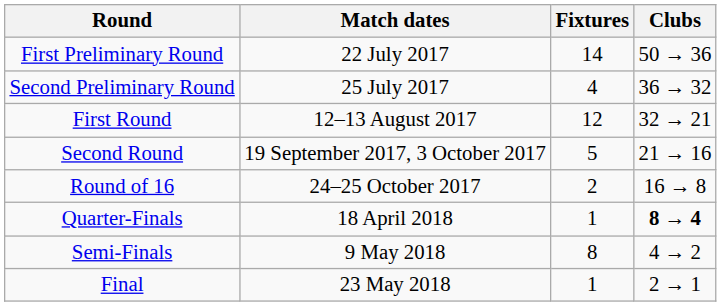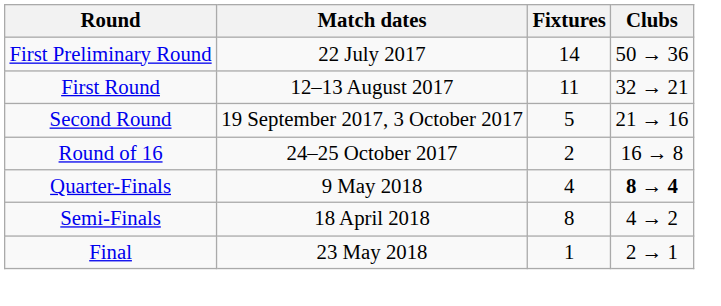- row: (122, 86)
(592, 119) 12 -> (569, 86) 11
(395, 218) 18 April 2018 -> (372, 185) 9 May 2018
(592, 218) 1 -> (569, 185) 4
(395, 251) 9 May 2018 -> (372, 218) 18 April 2018
